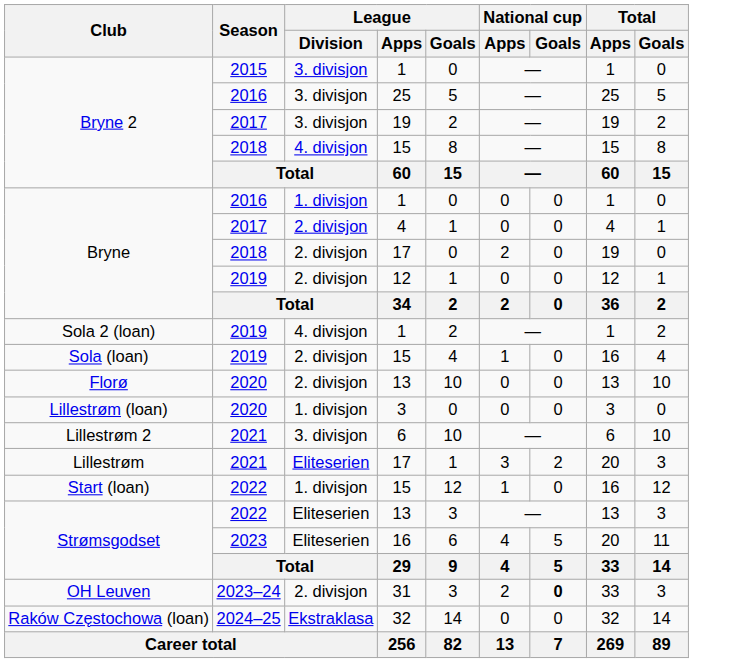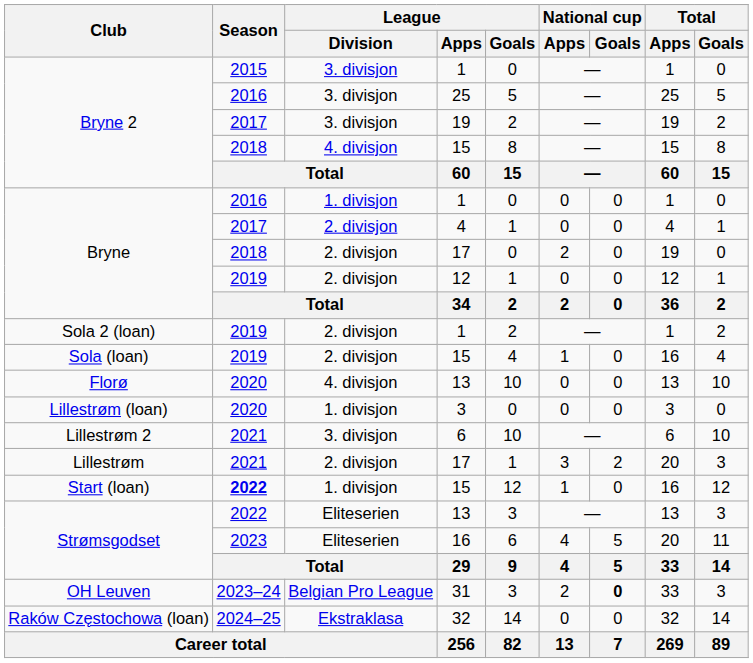(331, 331) 4. divisjon -> (361, 331) 2. divisjon
(331, 383) 2. divisjon -> (361, 383) 4. divisjon
(331, 461) Eliteserien -> (361, 461) 2. divisjon
(249, 488) normal -> (249, 488) bold
(331, 592) 2. divisjon -> (361, 592) Belgian Pro League
